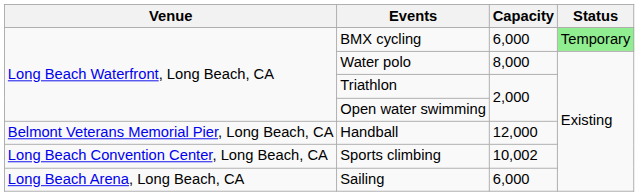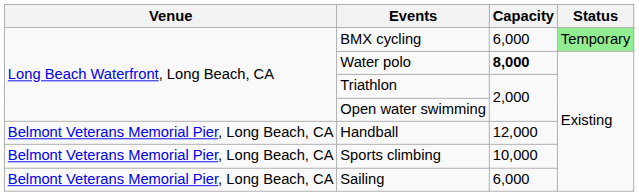(511, 62) normal -> (511, 62) bold
(168, 156) Long Beach Convention Center, Long Beach, CA -> (171, 156) Belmont Veterans Memorial Pier, Long Beach, CA
(515, 156) 10,002 -> (515, 156) 10,000
(126, 179) Long Beach Arena, Long Beach, CA -> (171, 179) Belmont Veterans Memorial Pier, Long Beach, CA
